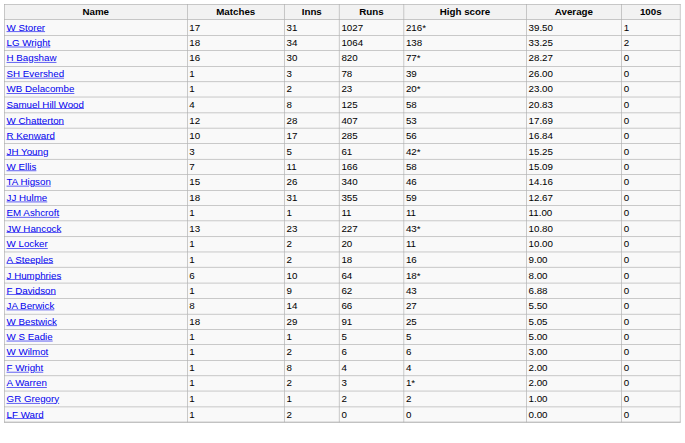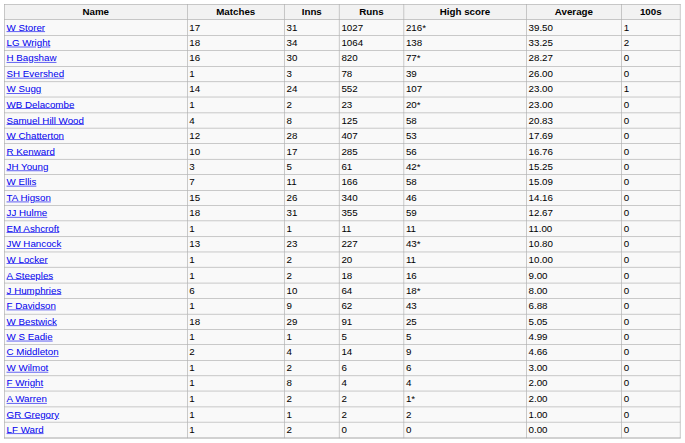+ row: (24, 89)
(541, 136) 16.84 -> (541, 151) 16.76
- row: (30, 306)
(538, 337) 5.00 -> (538, 337) 4.99
+ row: (33, 352)
(344, 383) 3 -> (344, 399) 2
